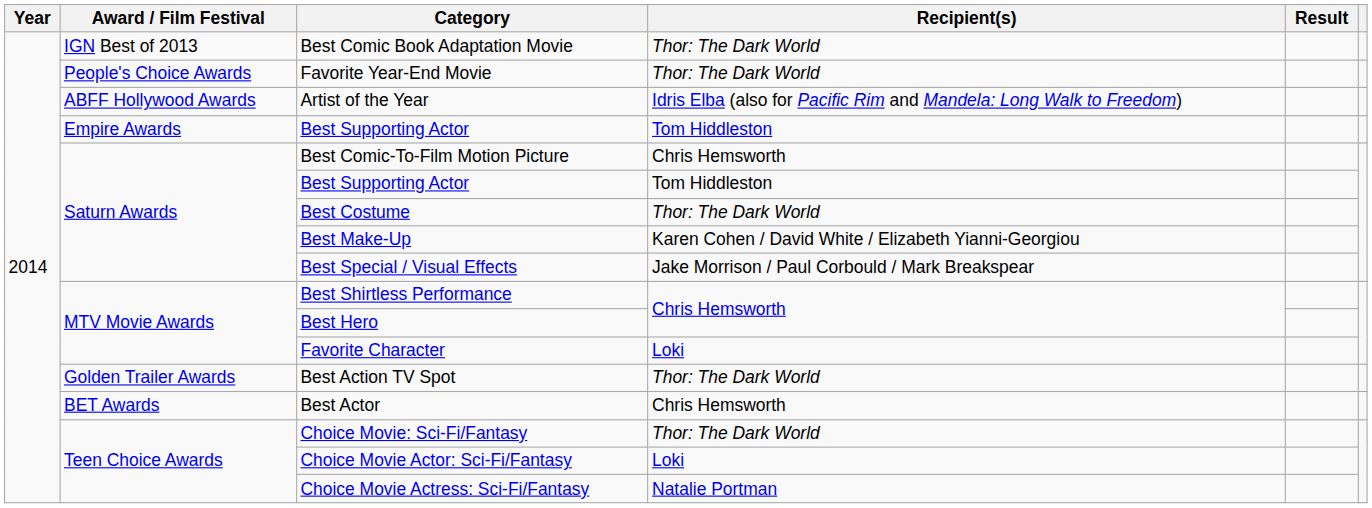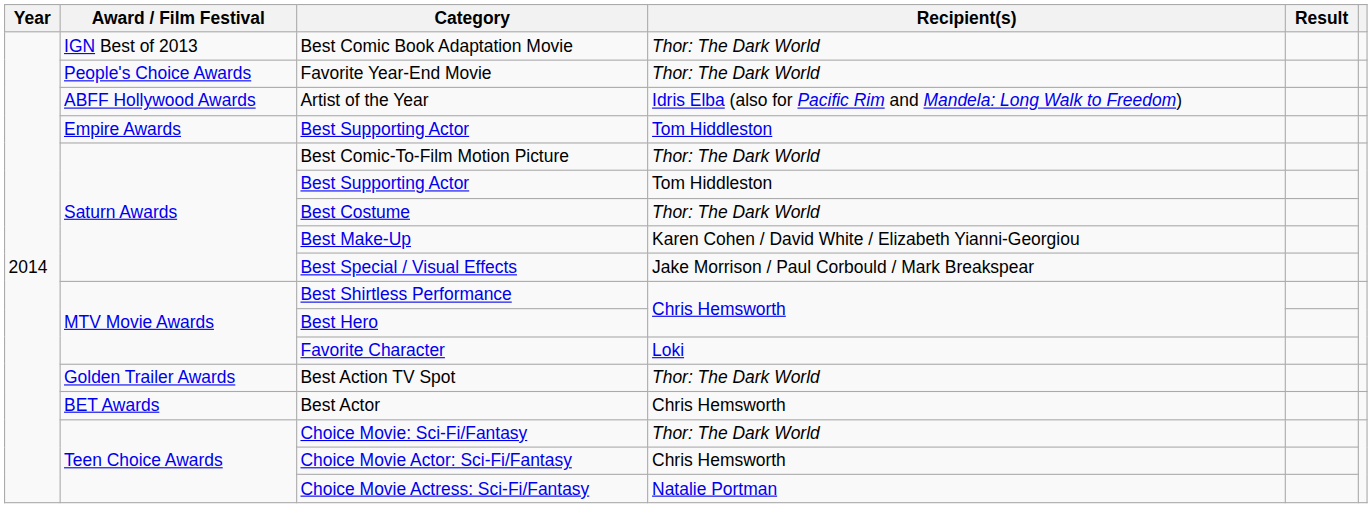(719, 156) Chris Hemsworth -> (736, 156) Thor: The Dark World
(668, 460) Loki -> (719, 460) Chris Hemsworth
